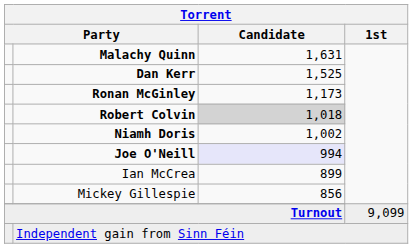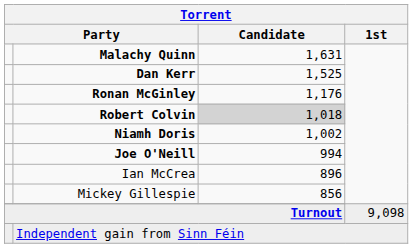(324, 94) 1,173 -> (324, 94) 1,176
(331, 154) lavender background -> (331, 154) no background
(331, 174) 899 -> (331, 174) 896
(386, 214) 9,099 -> (386, 214) 9,098
